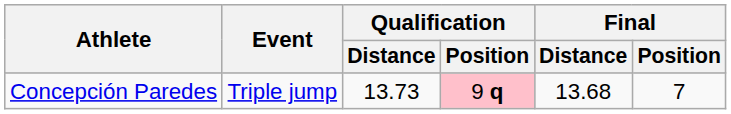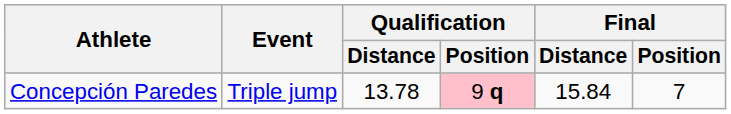(391, 91) 13.73 -> (391, 91) 13.78
(583, 91) 13.68 -> (583, 91) 15.84
